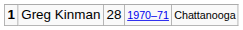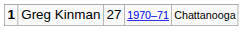(114, 15) 28 -> (114, 15) 27
